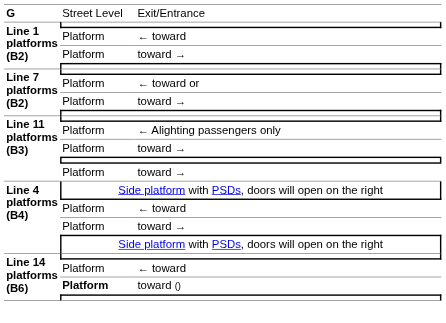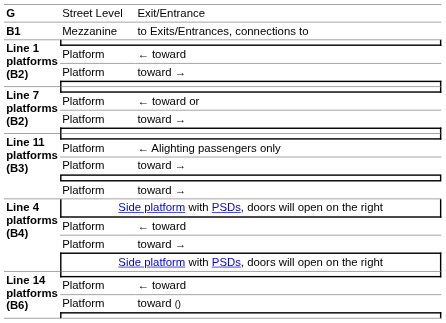+ row: (13, 31)
(85, 286) bold -> (83, 303) normal
